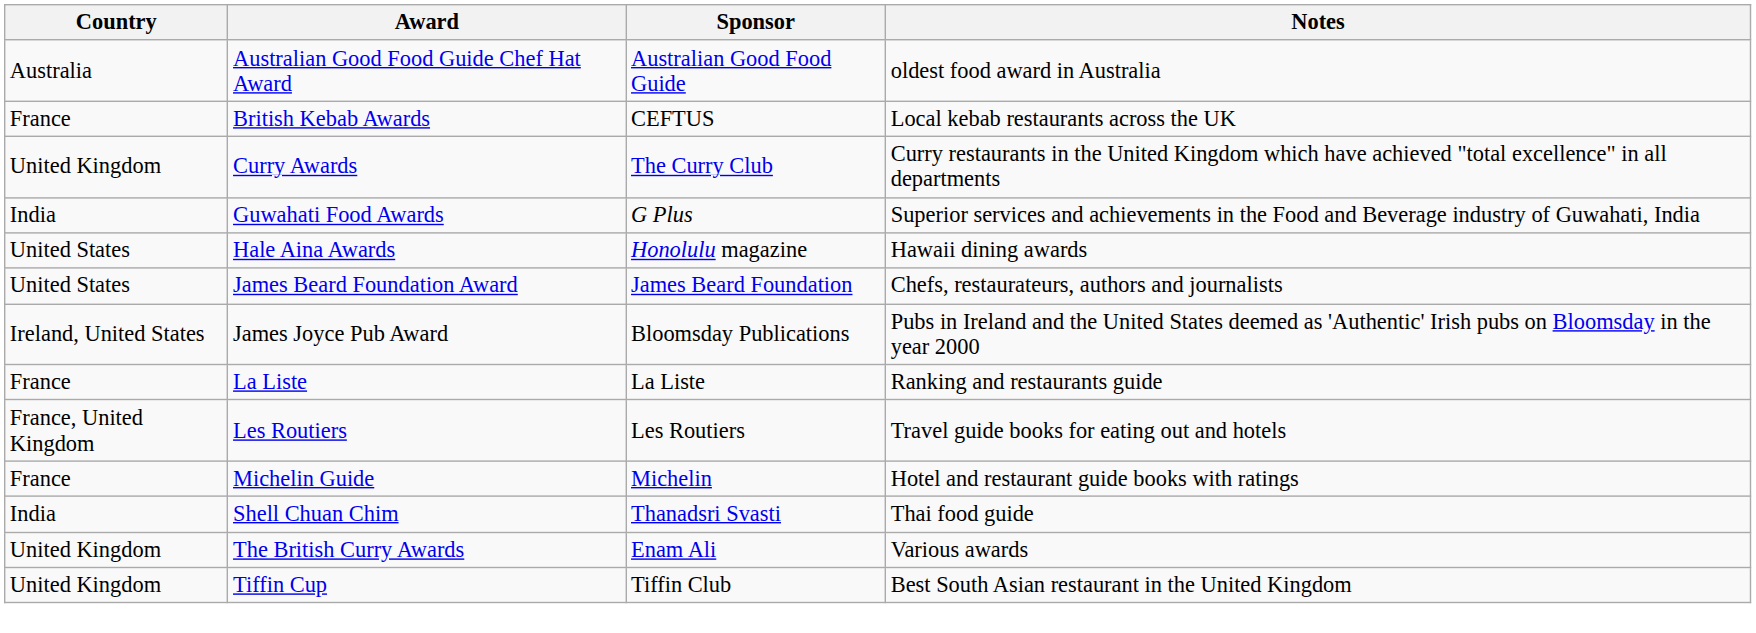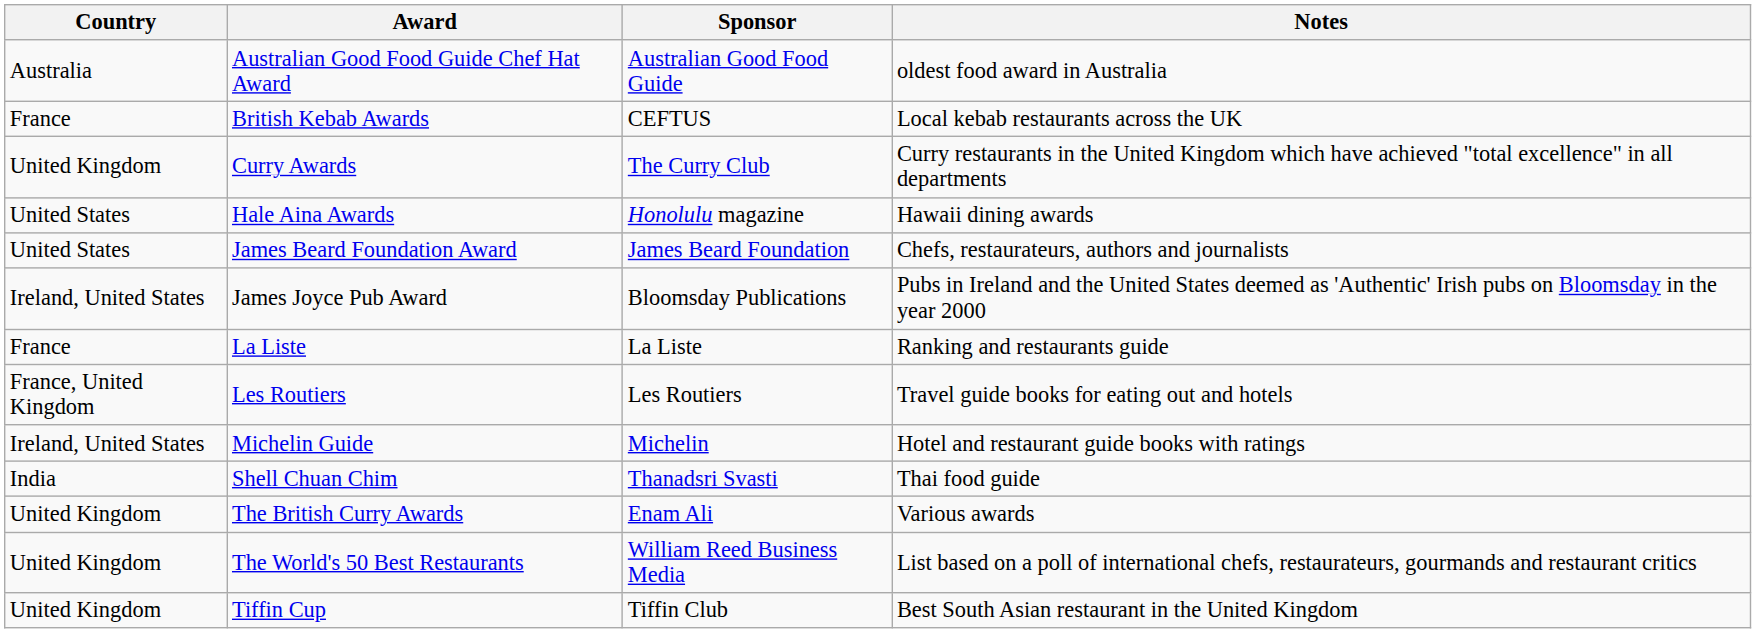- row: (338, 214)
(40, 478) France -> (107, 442) Ireland, United States
+ row: (378, 561)
